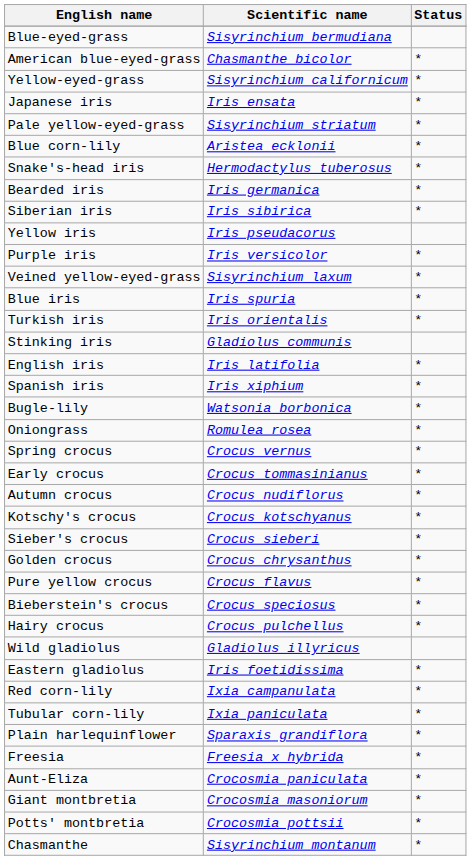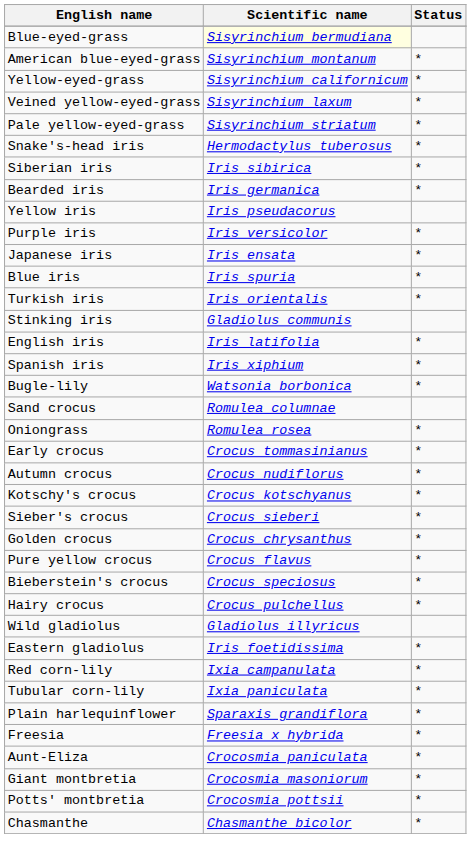(299, 37) no background -> (299, 37) lightyellow background
(279, 59) Chasmanthe bicolor -> (291, 59) Sisyrinchium montanum
rows swapped: (104, 277) <-> (60, 103)
- row: (64, 146)
rows swapped: (56, 190) <-> (60, 212)
+ row: (52, 408)
- row: (60, 452)
(291, 845) Sisyrinchium montanum -> (279, 823) Chasmanthe bicolor
